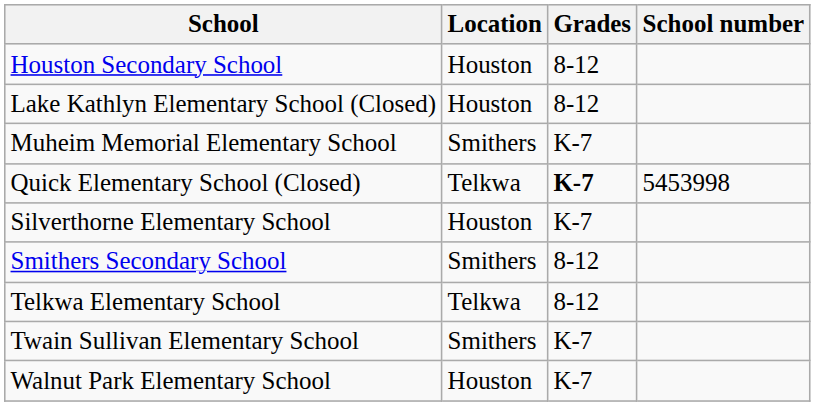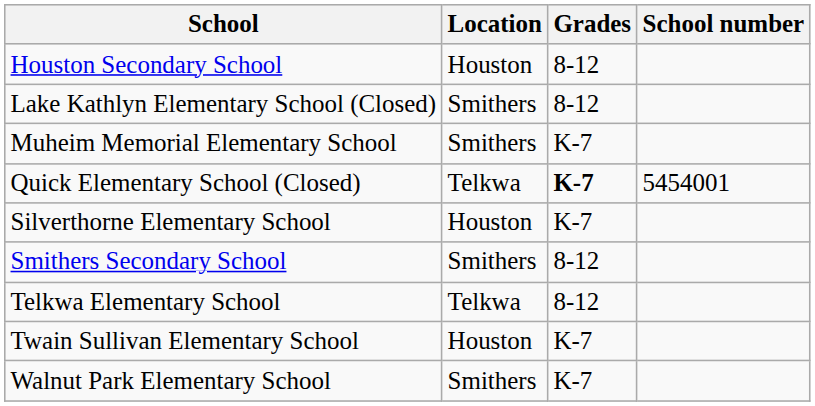(490, 103) Houston -> (492, 103) Smithers
(686, 182) 5453998 -> (686, 182) 5454001
(492, 340) Smithers -> (490, 340) Houston
(490, 380) Houston -> (492, 380) Smithers
